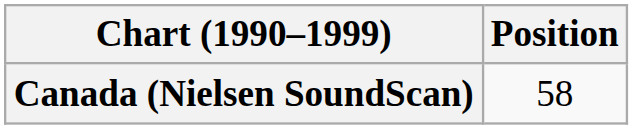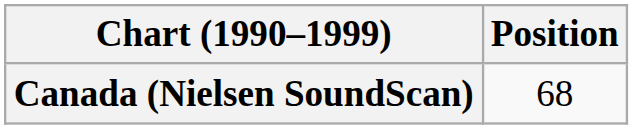(555, 92) 58 -> (555, 92) 68
